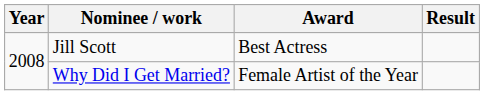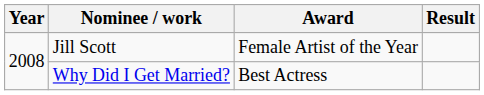(283, 47) Best Actress -> (328, 47) Female Artist of the Year
(328, 75) Female Artist of the Year -> (283, 75) Best Actress
